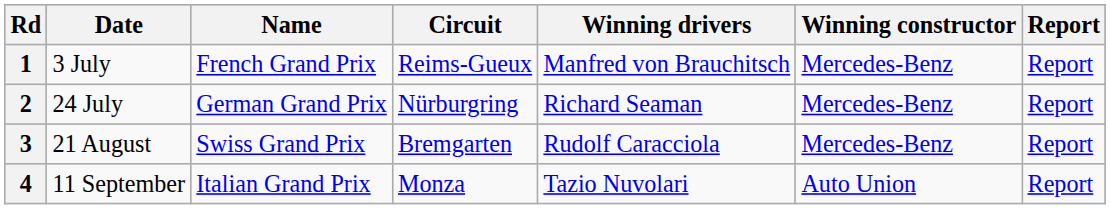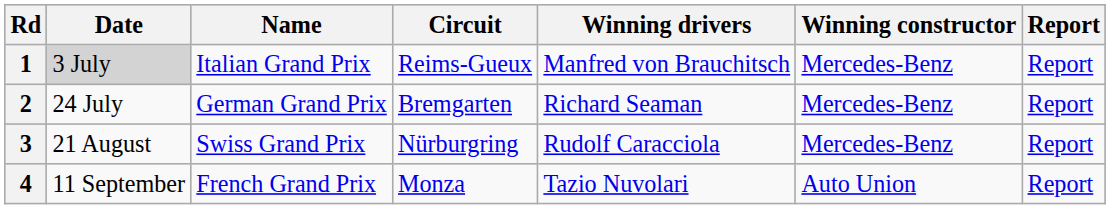(82, 64) no background -> (82, 64) lightgrey background
(286, 64) French Grand Prix -> (284, 64) Italian Grand Prix
(458, 104) Nürburgring -> (455, 104) Bremgarten
(455, 144) Bremgarten -> (458, 144) Nürburgring
(284, 184) Italian Grand Prix -> (286, 184) French Grand Prix
